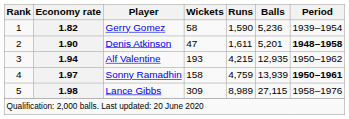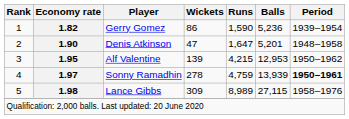(192, 28) 58 -> (192, 28) 86
(240, 43) 1,611 -> (241, 43) 1,647
(317, 43) bold -> (317, 43) normal
(68, 59) 1.94 -> (68, 59) 1.95
(195, 59) 193 -> (195, 59) 139
(273, 59) 12,935 -> (273, 59) 12,953
(195, 75) 158 -> (195, 75) 278
